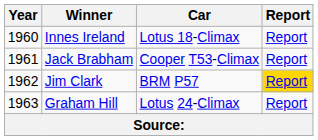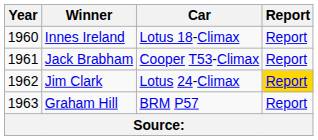(169, 81) BRM P57 -> (190, 81) Lotus 24-Climax
(190, 103) Lotus 24-Climax -> (169, 103) BRM P57
